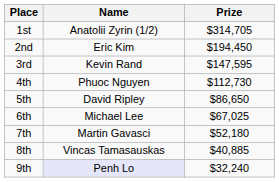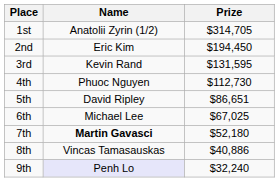(229, 64) $147,595 -> (229, 64) $131,595
(229, 99) $86,650 -> (229, 99) $86,651
(114, 133) normal -> (114, 133) bold
(229, 151) $40,885 -> (229, 151) $40,886
